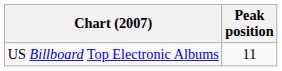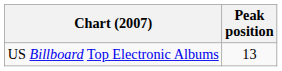(249, 54) 11 -> (249, 54) 13
